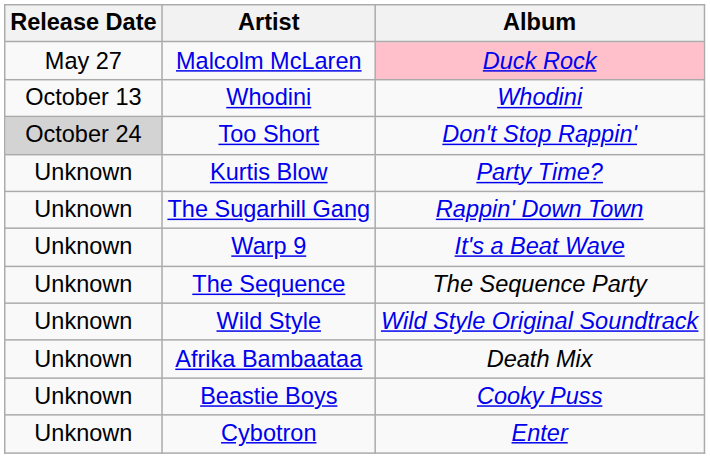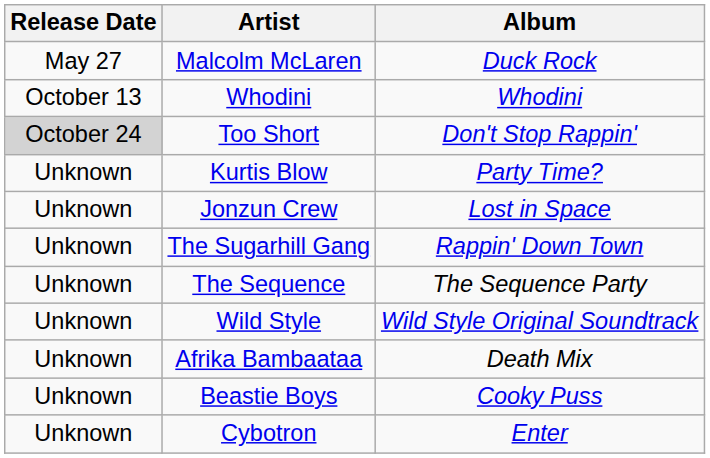(540, 60) pink background -> (540, 60) no background
+ row: (269, 209)
- row: (269, 246)
